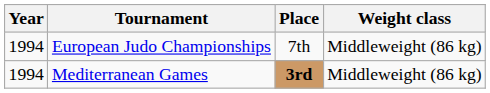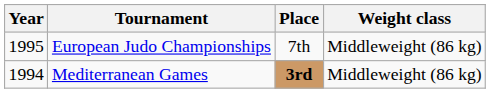(26, 46) 1994 -> (26, 46) 1995
